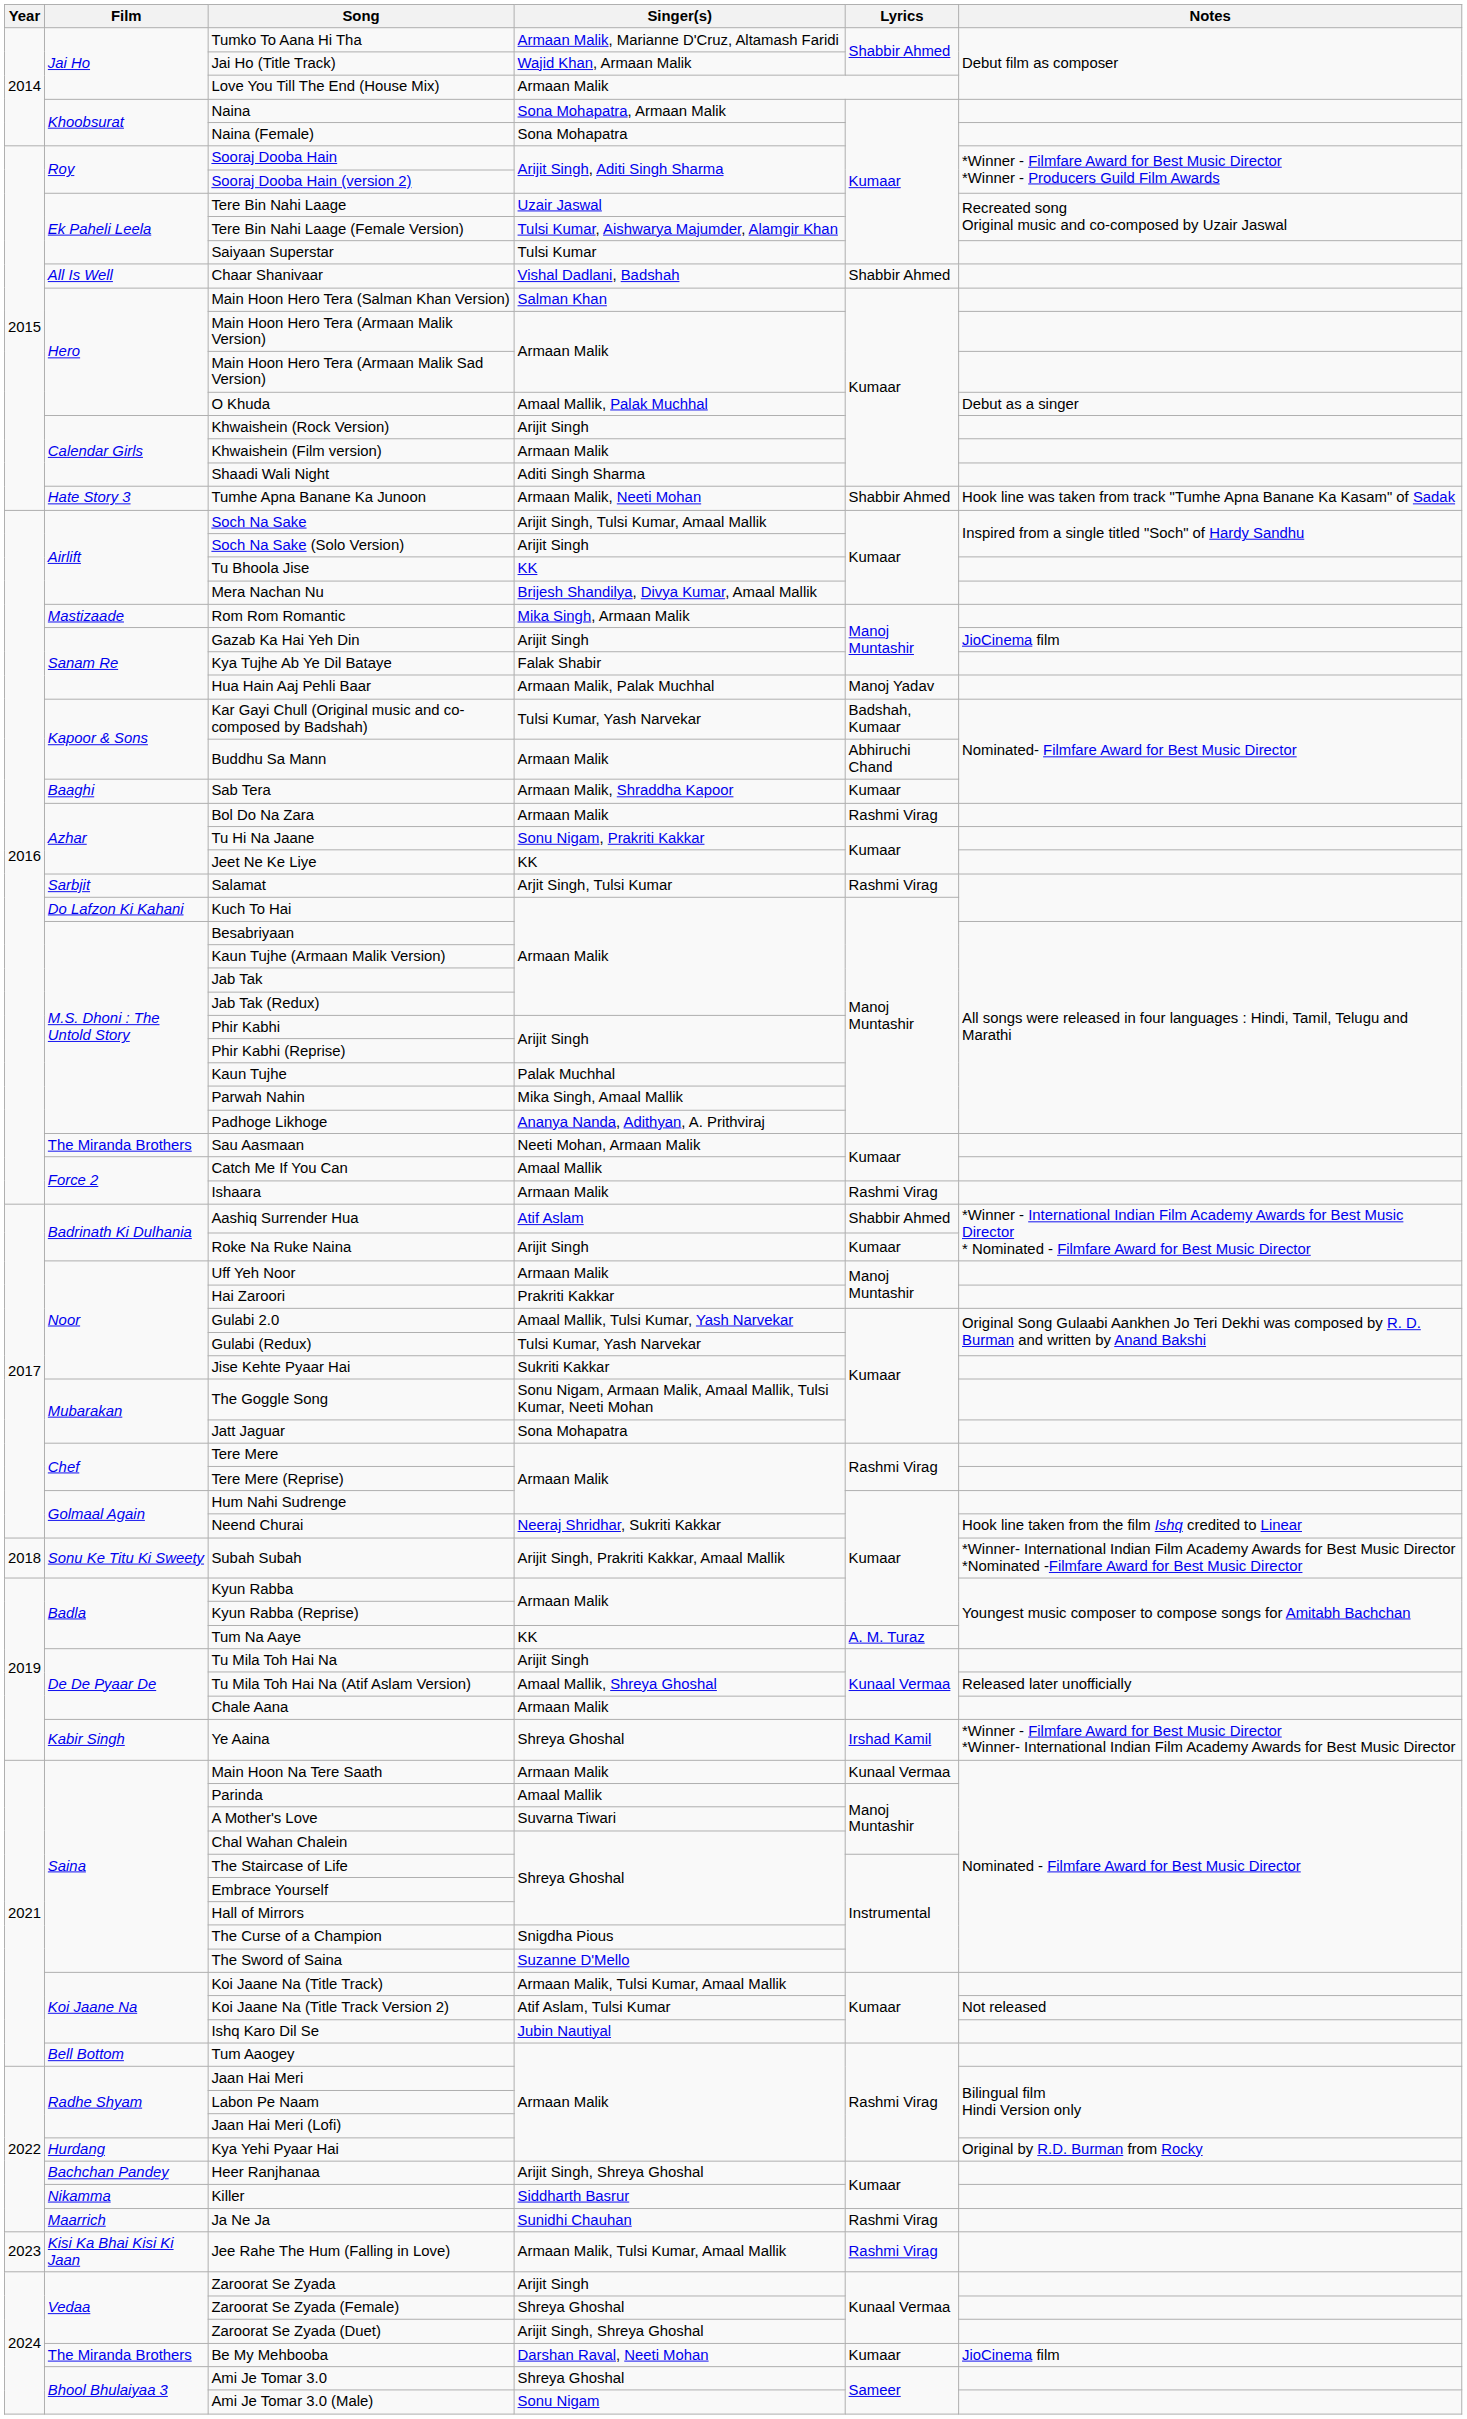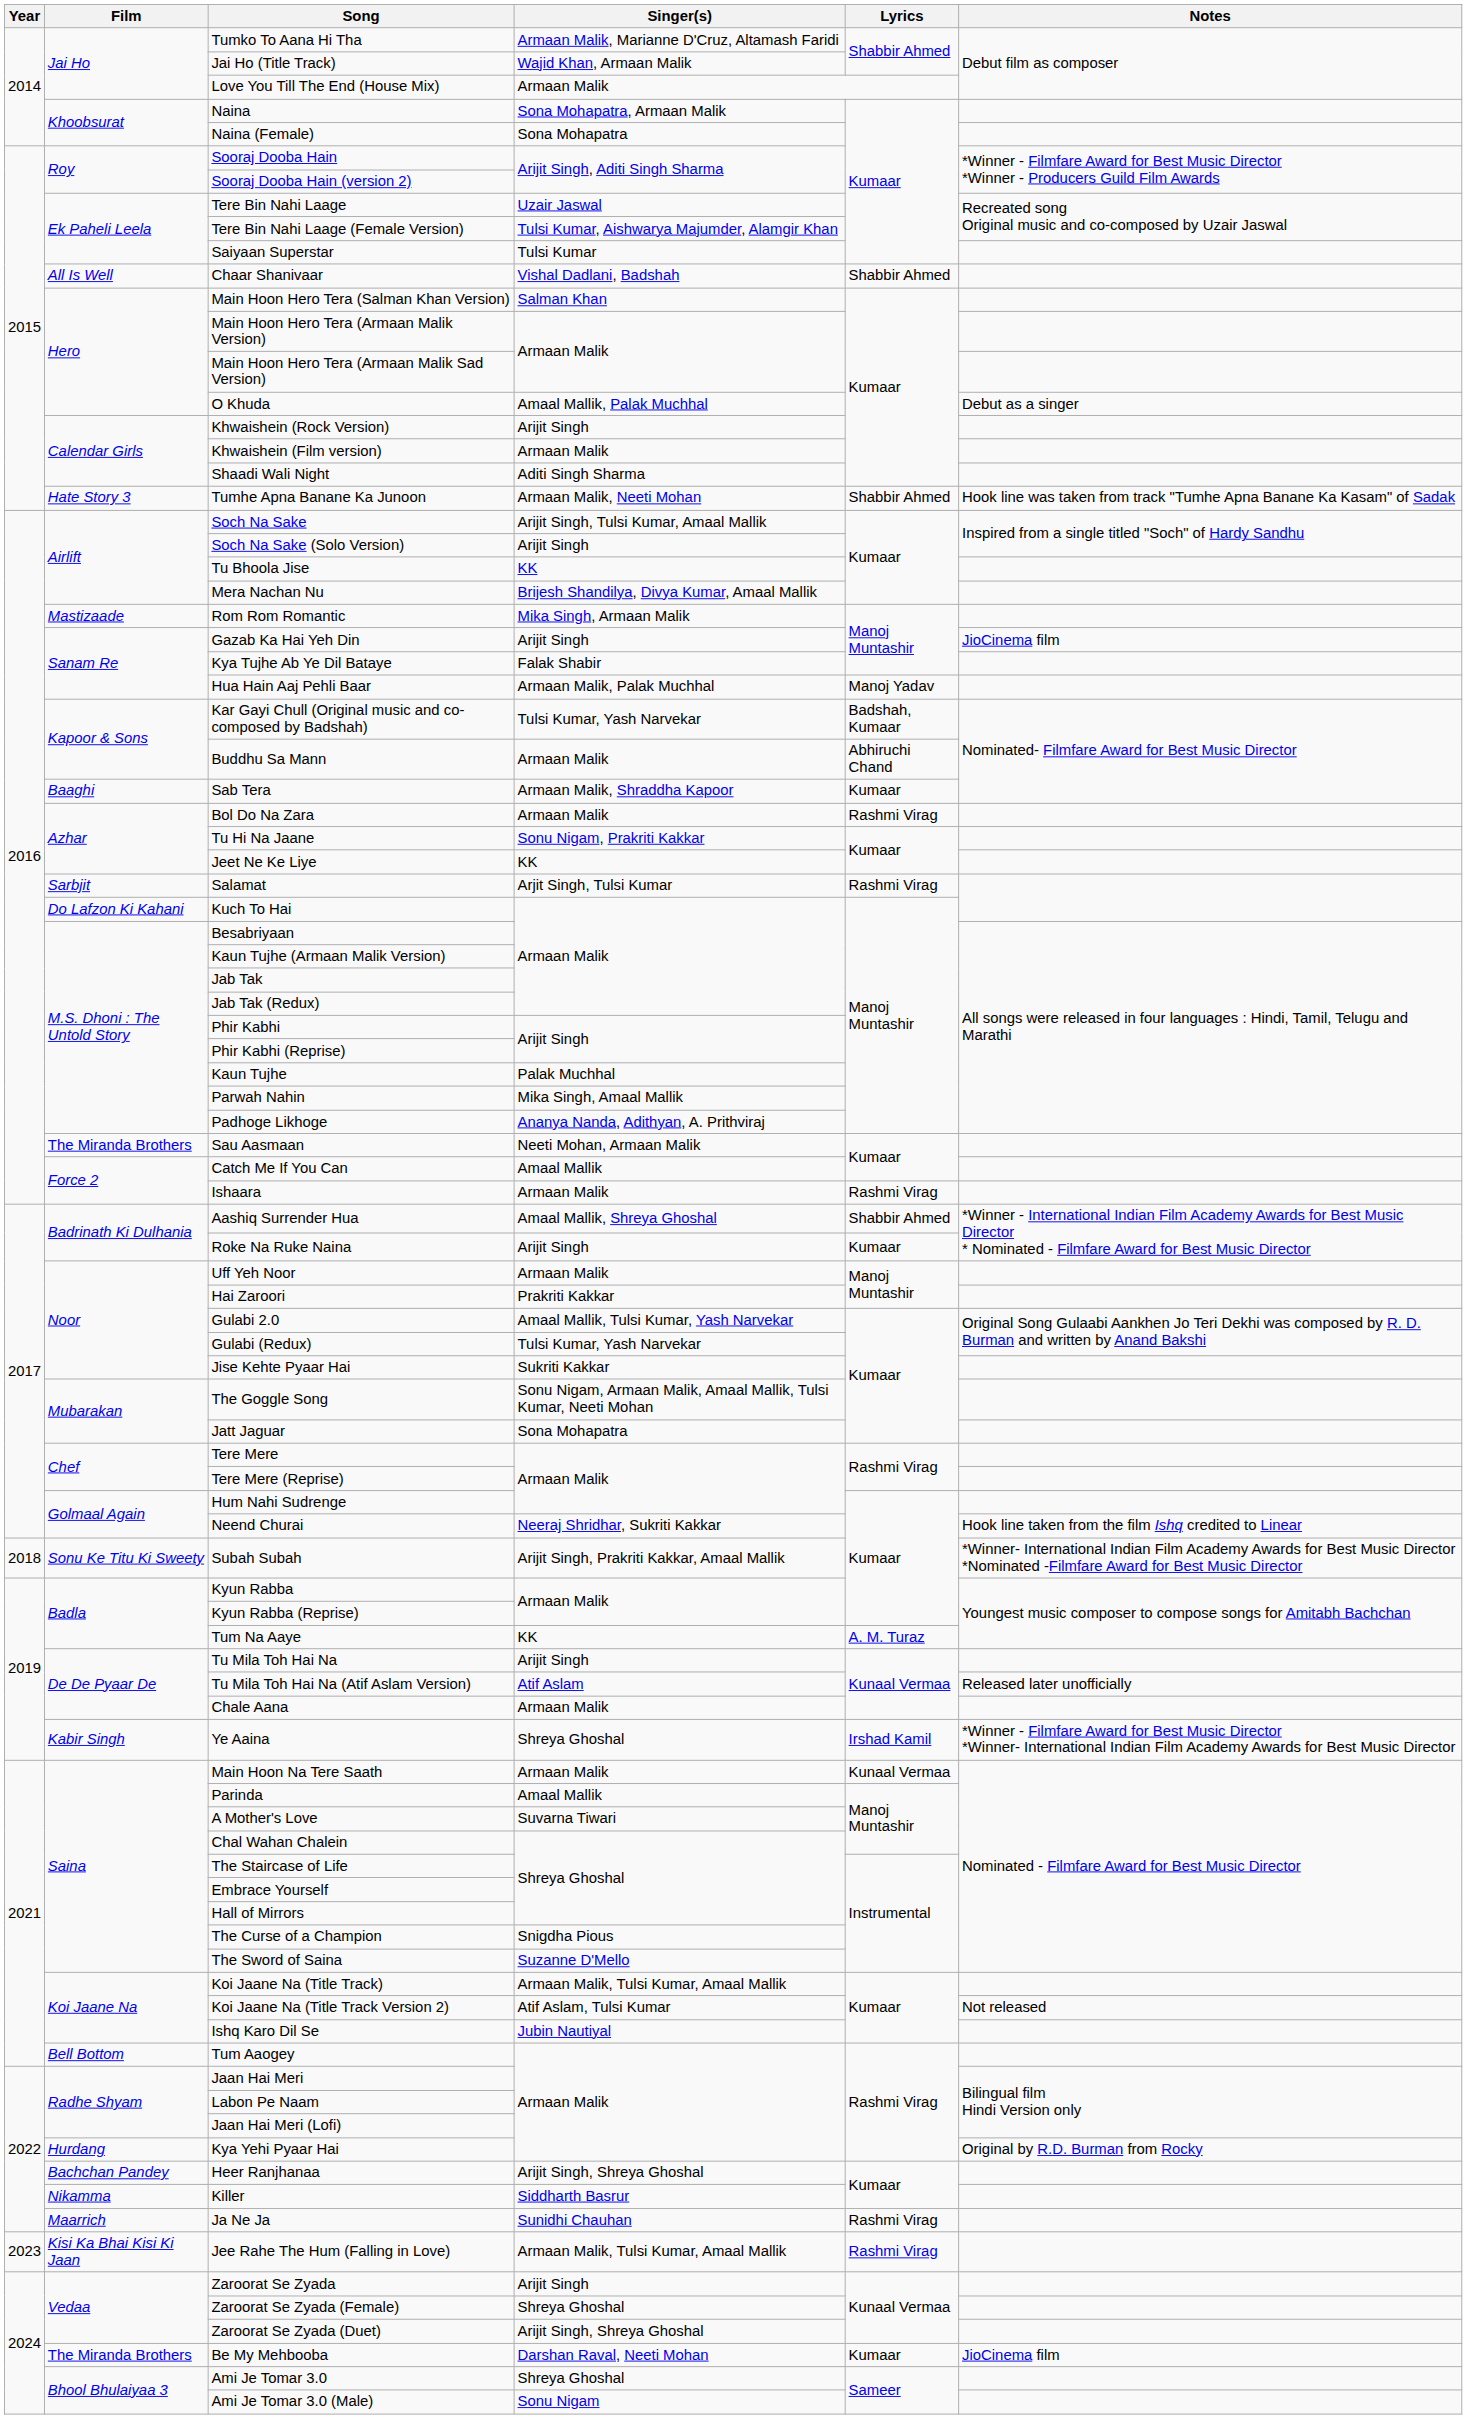(551, 1218) Atif Aslam -> (617, 1218) Amaal Mallik, Shreya Ghoshal
(617, 1684) Amaal Mallik, Shreya Ghoshal -> (551, 1684) Atif Aslam
